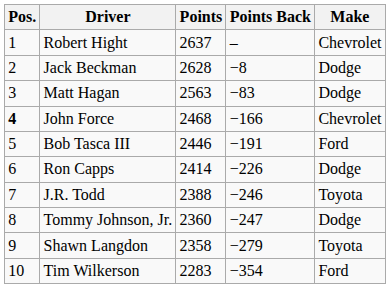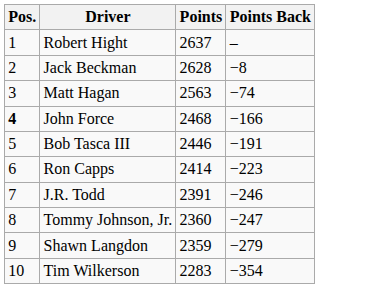- column: (350, 17)
(242, 93) −83 -> (242, 93) −74
(246, 169) −226 -> (246, 169) −223
(196, 194) 2388 -> (196, 194) 2391
(196, 245) 2358 -> (196, 245) 2359
